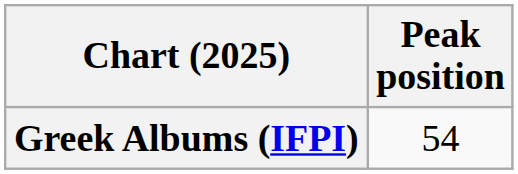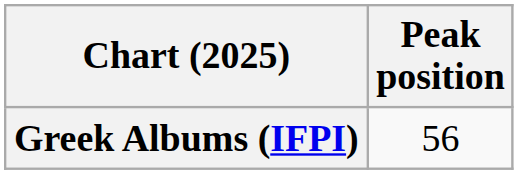(440, 137) 54 -> (440, 137) 56
